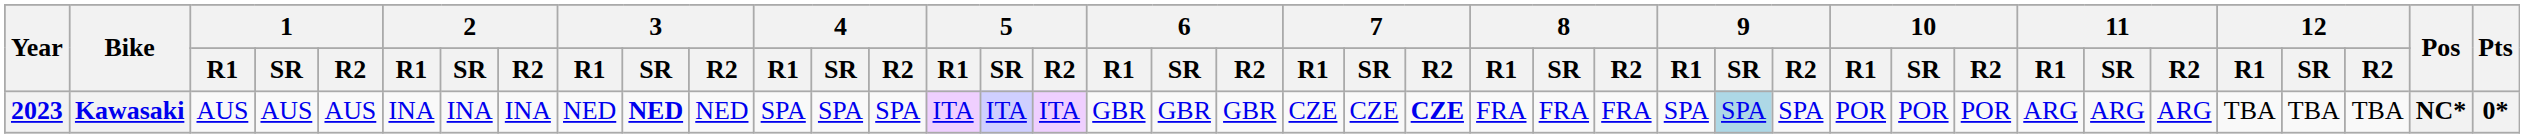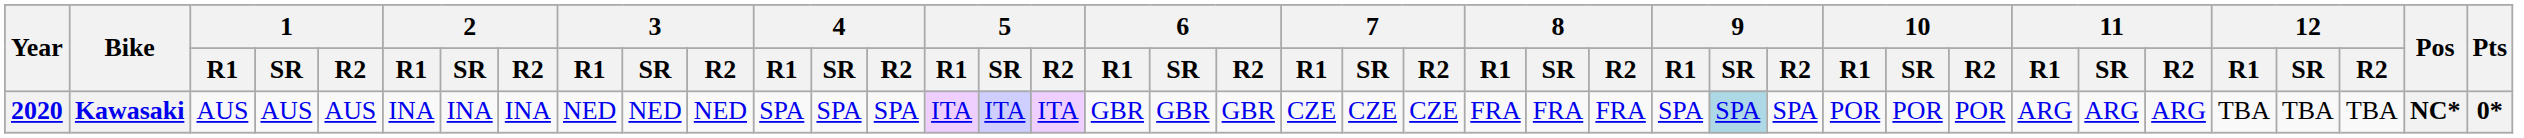(37, 111) 2023 -> (37, 111) 2020
(656, 111) bold -> (655, 111) normal
(1437, 111) bold -> (1434, 111) normal
